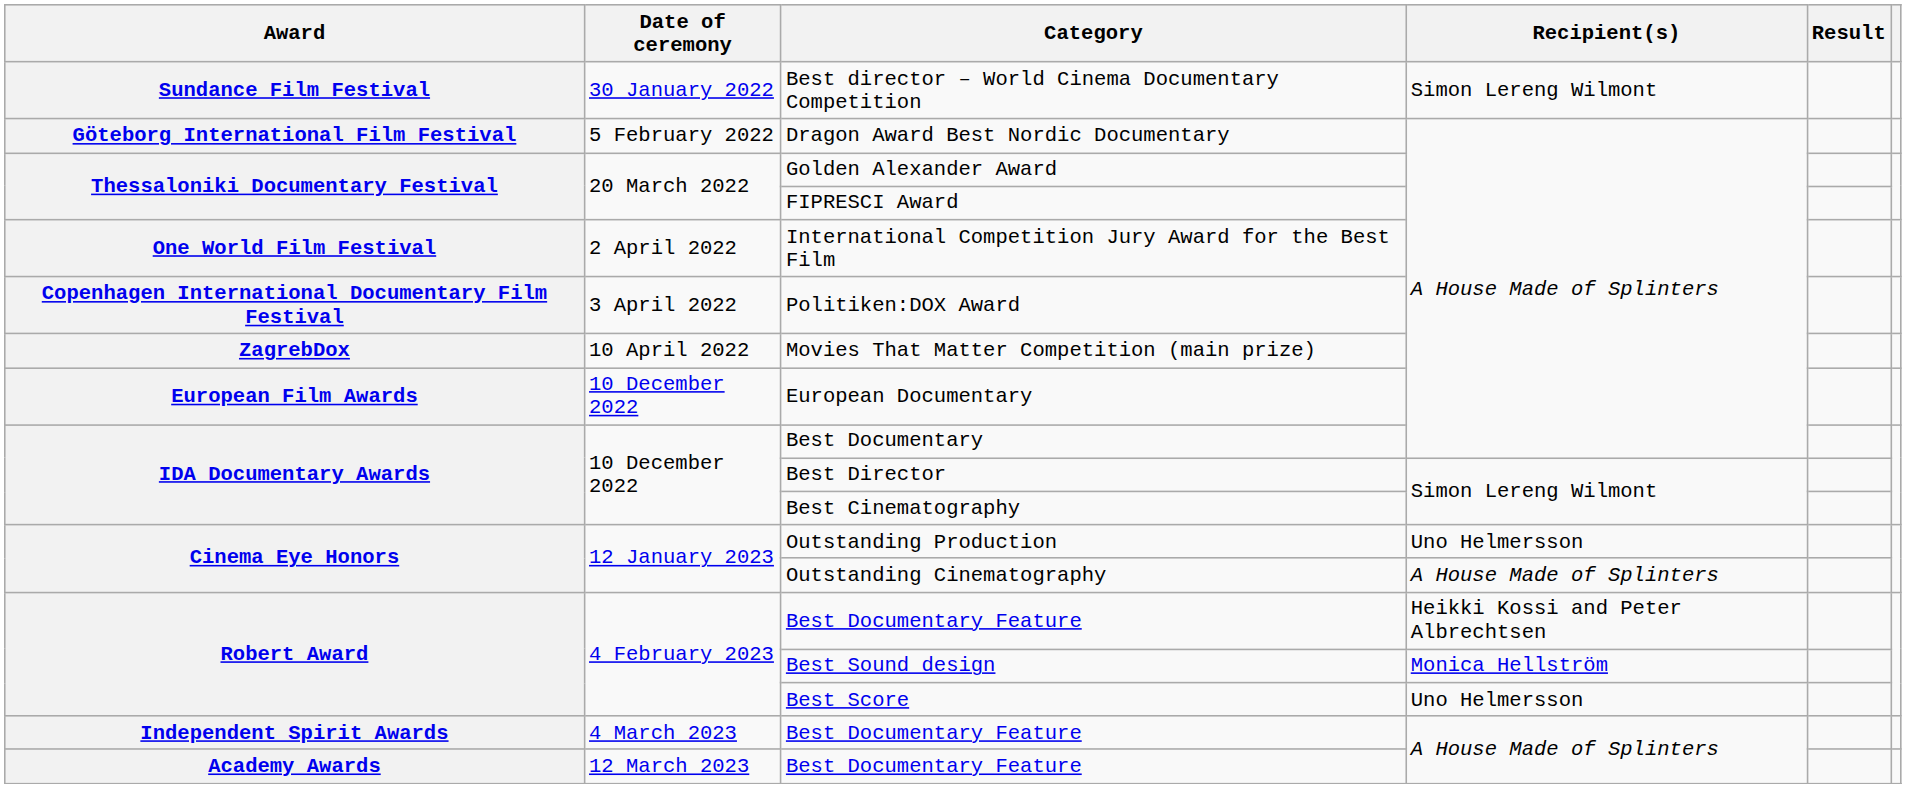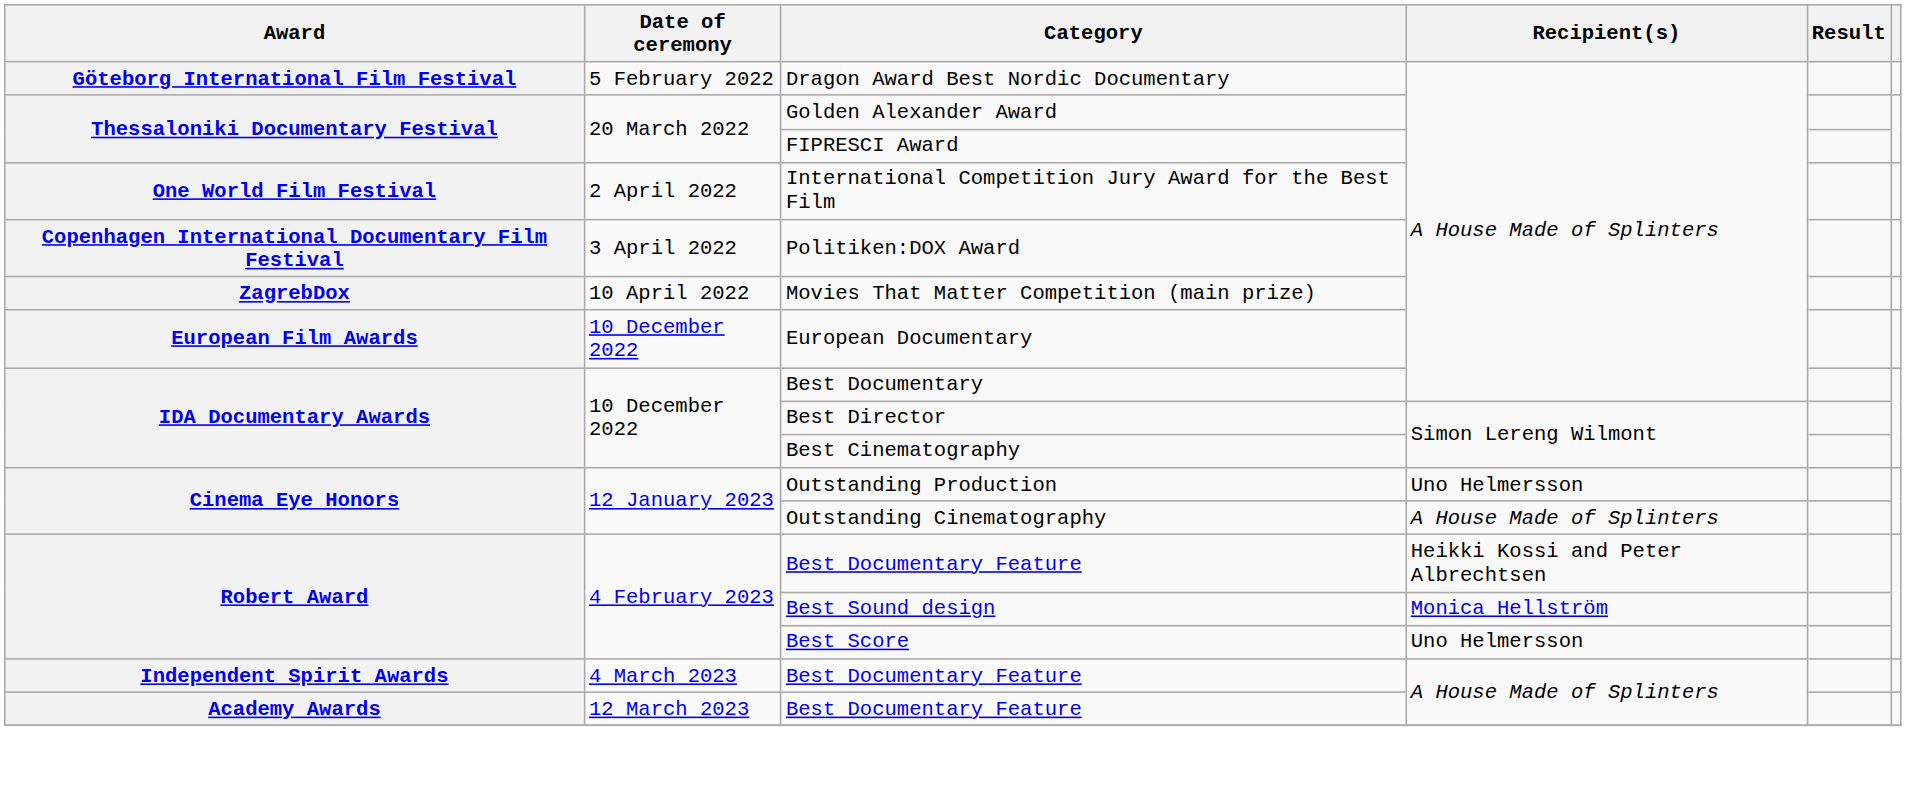- row: (294, 91)
